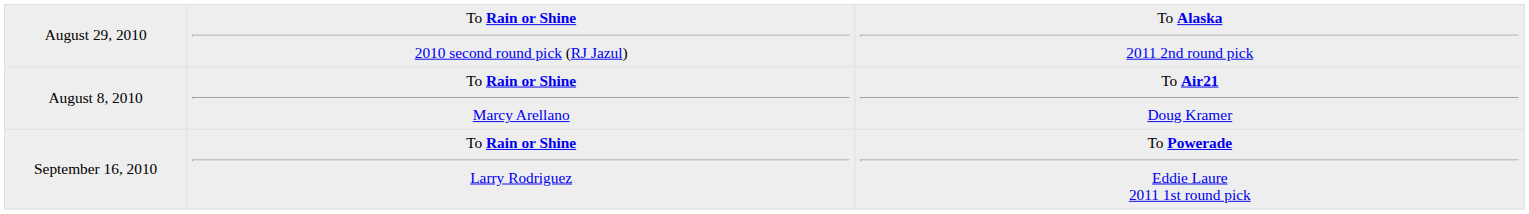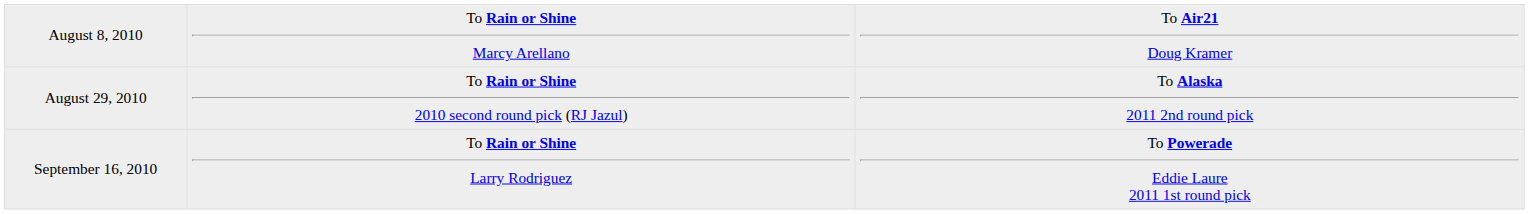rows swapped: (96, 98) <-> (96, 35)
